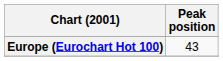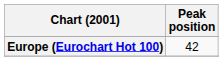(192, 46) 43 -> (192, 46) 42
